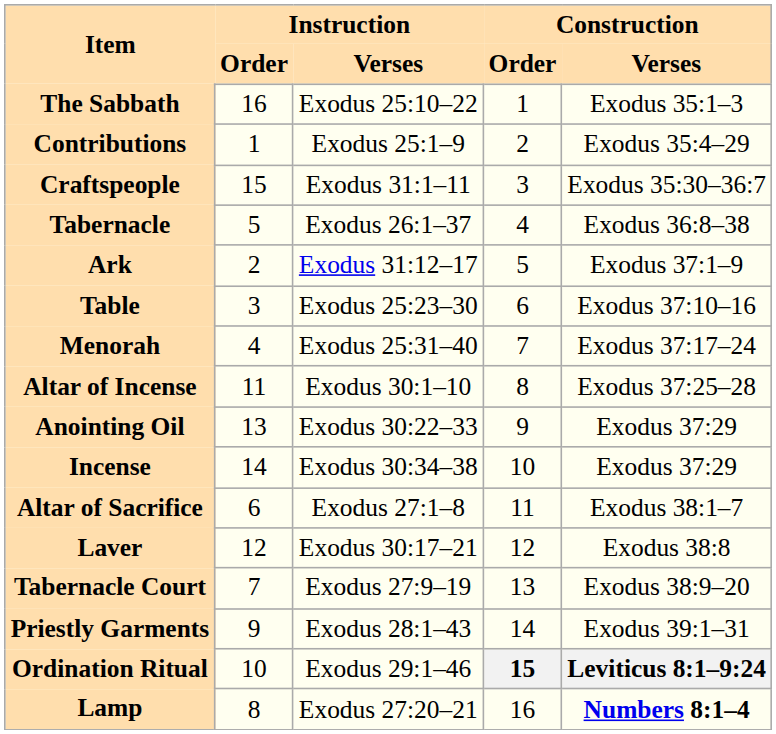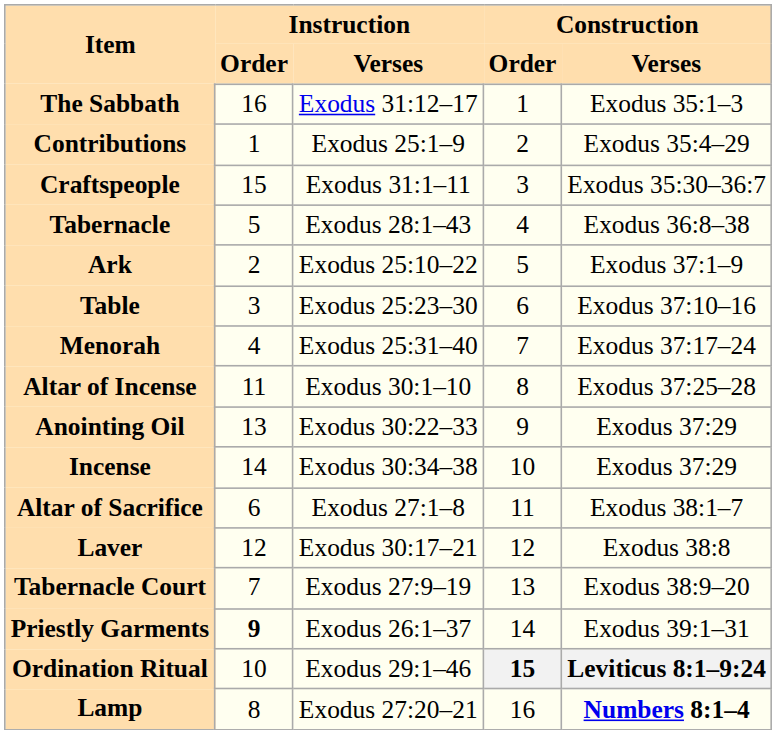(388, 103) Exodus 25:10–22 -> (388, 103) Exodus 31:12–17
(388, 224) Exodus 26:1–37 -> (388, 224) Exodus 28:1–43
(388, 265) Exodus 31:12–17 -> (388, 265) Exodus 25:10–22
(254, 628) normal -> (254, 628) bold
(388, 628) Exodus 28:1–43 -> (388, 628) Exodus 26:1–37
